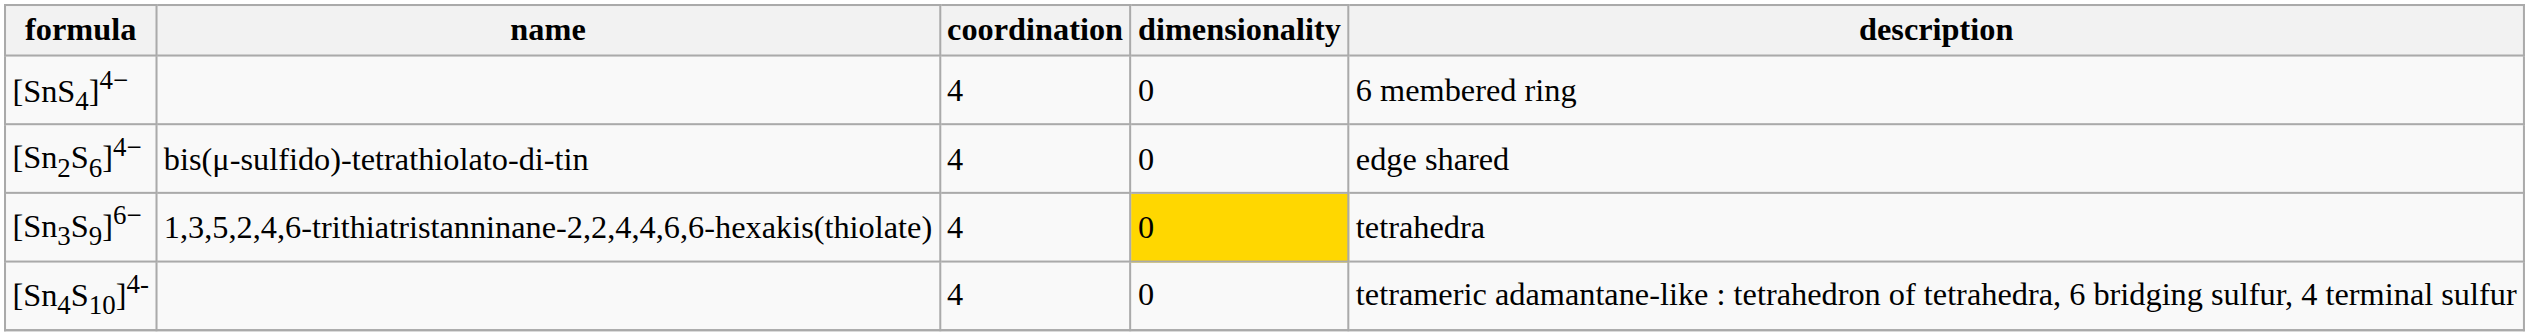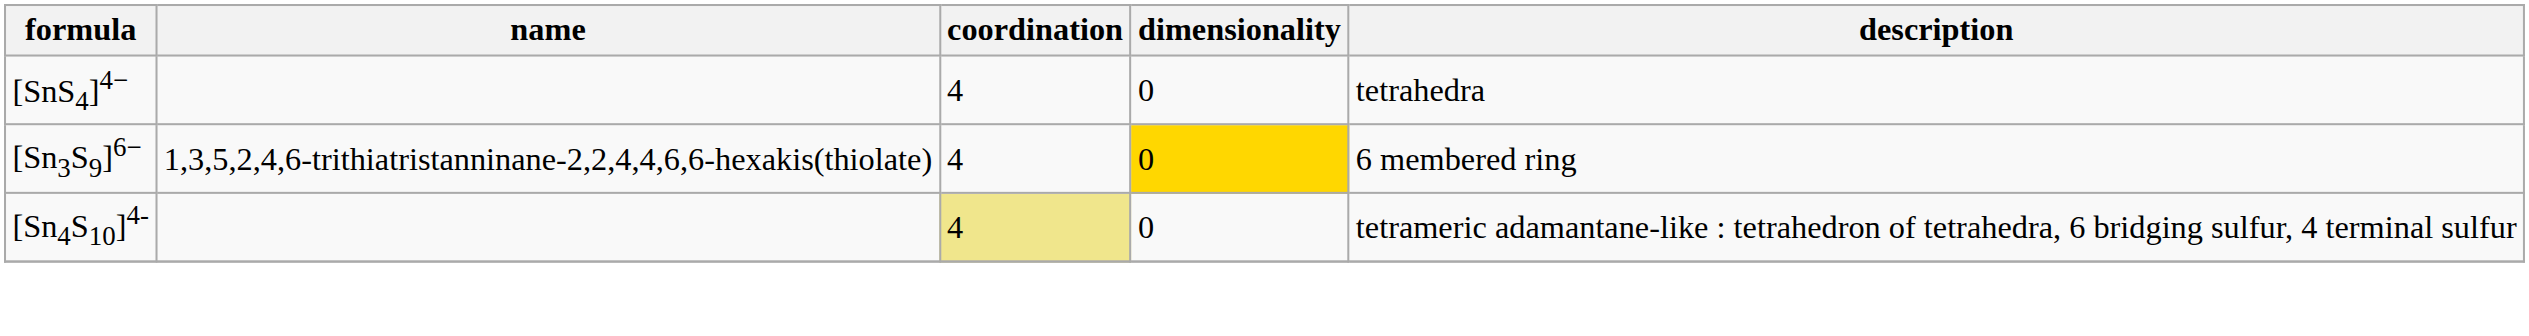(1466, 89) 6 membered ring -> (1420, 89) tetrahedra
- row: (77, 158)
(1420, 226) tetrahedra -> (1466, 158) 6 membered ring
(955, 295) no background -> (955, 226) khaki background
